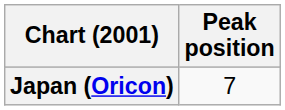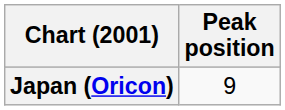(230, 85) 7 -> (230, 85) 9
